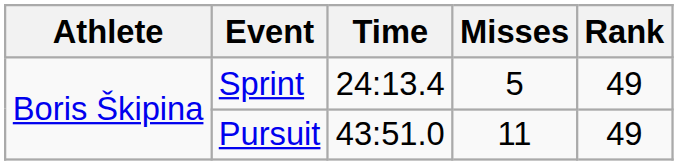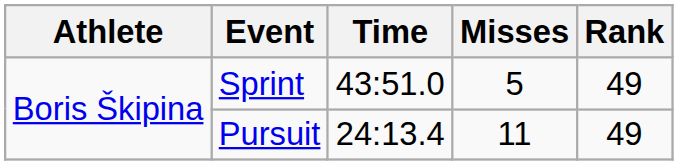(390, 83) 24:13.4 -> (390, 83) 43:51.0
(390, 135) 43:51.0 -> (390, 135) 24:13.4
